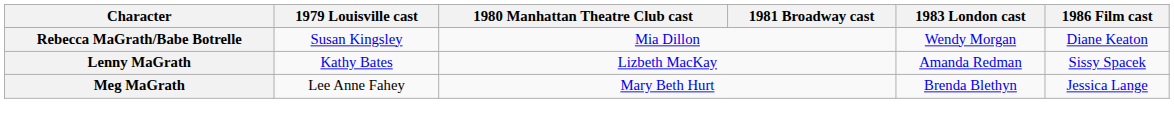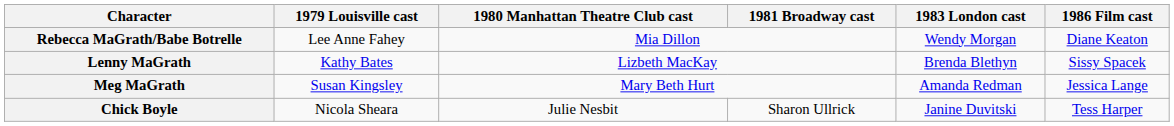(357, 39) Susan Kingsley -> (357, 39) Lee Anne Fahey
(970, 62) Amanda Redman -> (970, 62) Brenda Blethyn
(357, 86) Lee Anne Fahey -> (357, 86) Susan Kingsley
(970, 86) Brenda Blethyn -> (970, 86) Amanda Redman
+ row: (139, 109)
